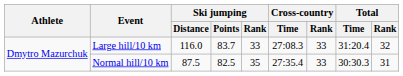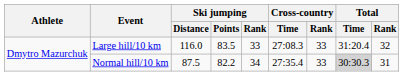(226, 46) 83.7 -> (226, 46) 83.5
(226, 62) 82.5 -> (226, 62) 82.2
(255, 62) 35 -> (255, 62) 34
(354, 62) no background -> (354, 62) lightgrey background
